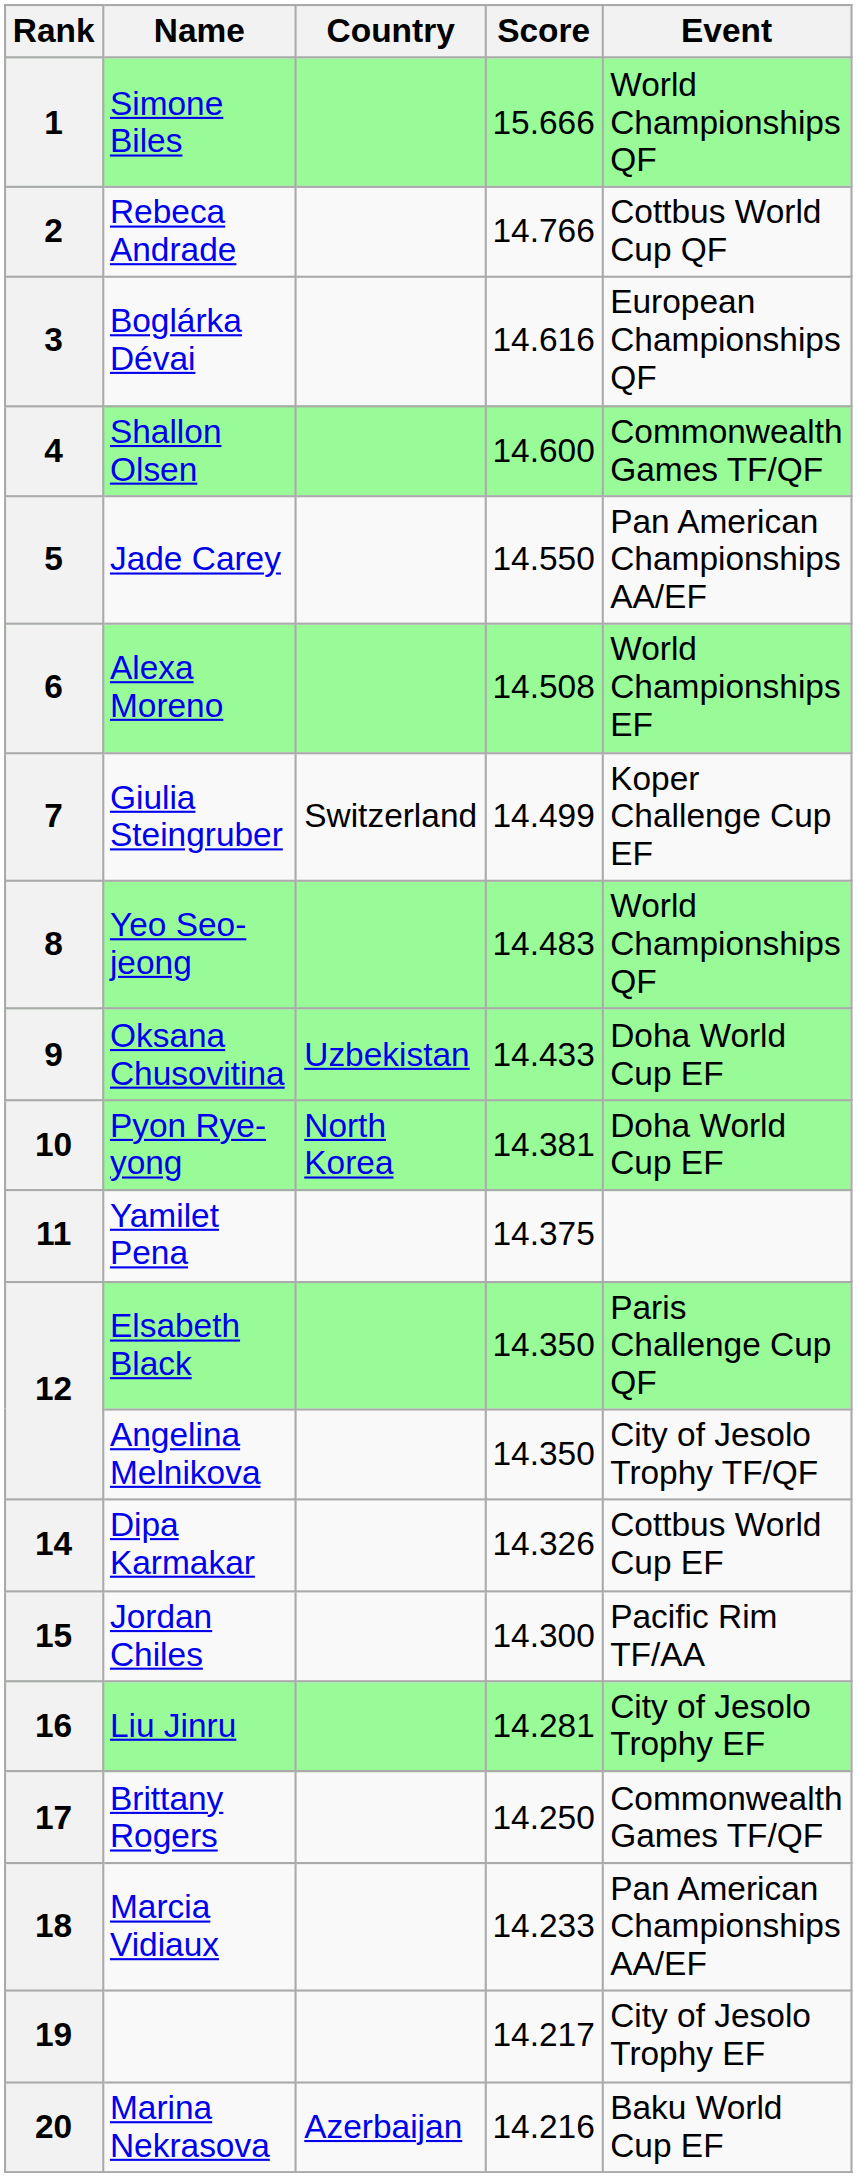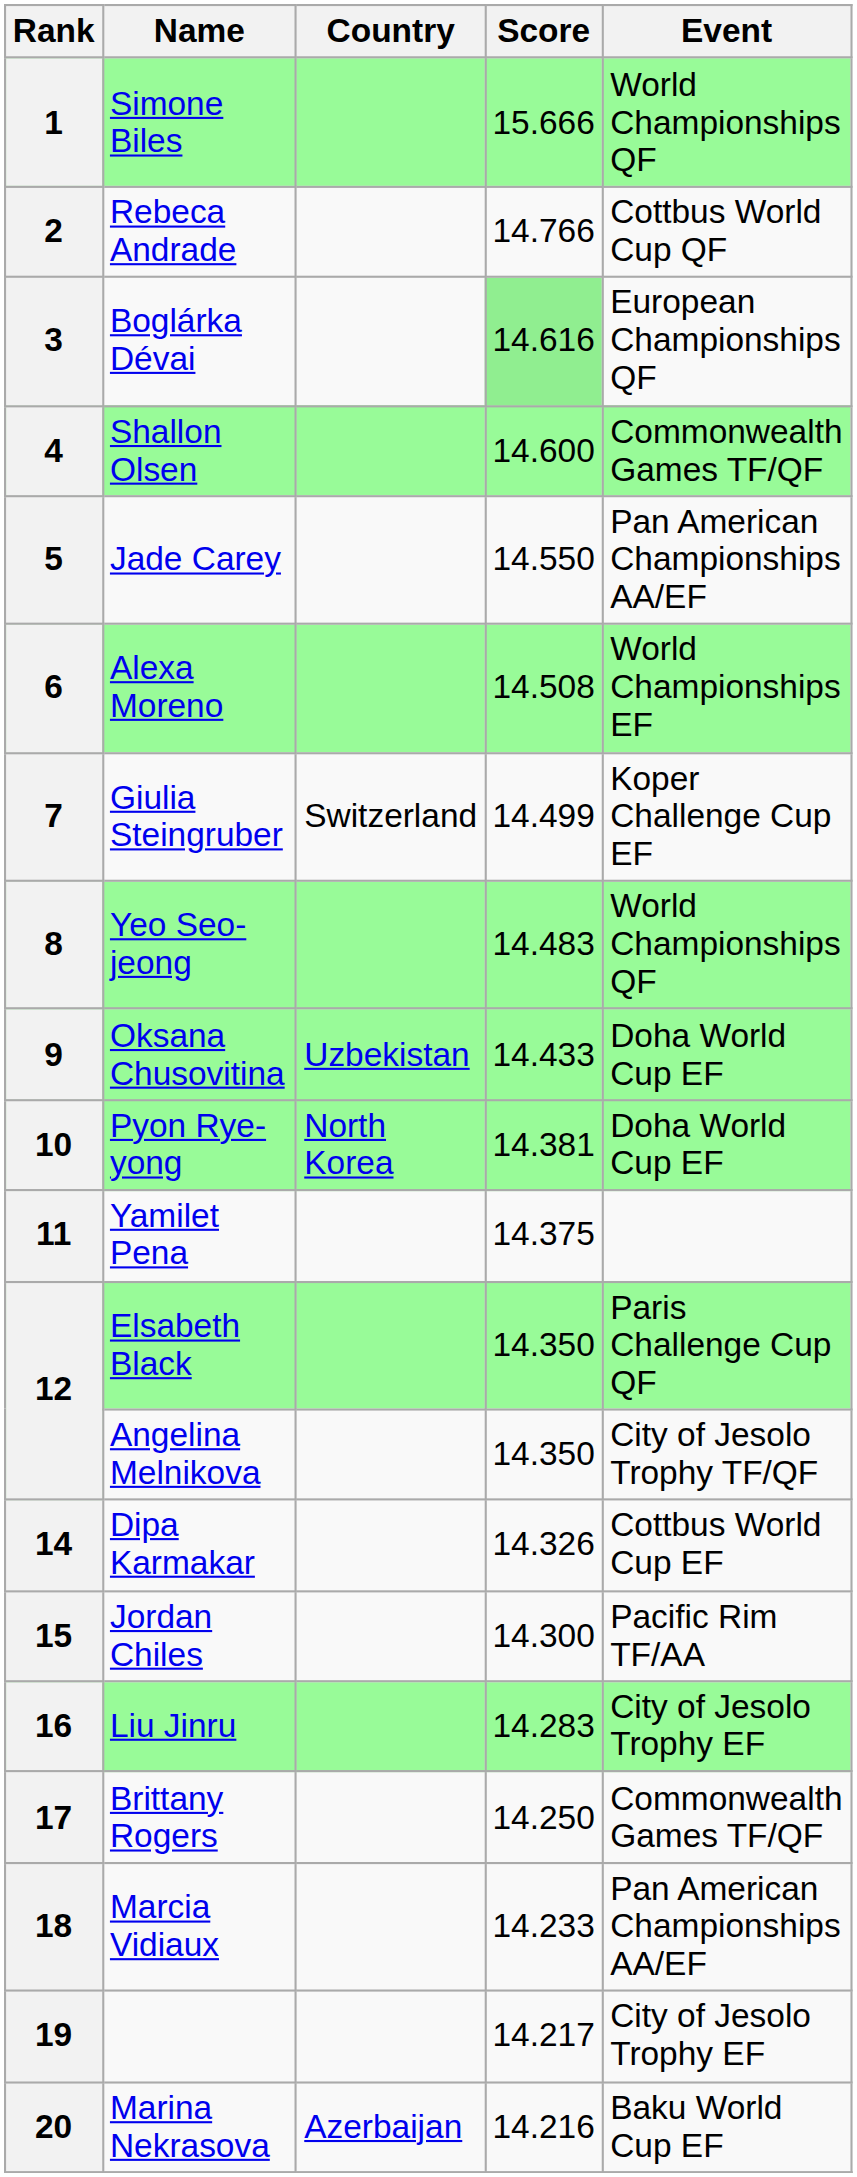(544, 340) no background -> (544, 340) lightgreen background
(544, 1726) 14.281 -> (544, 1726) 14.283
